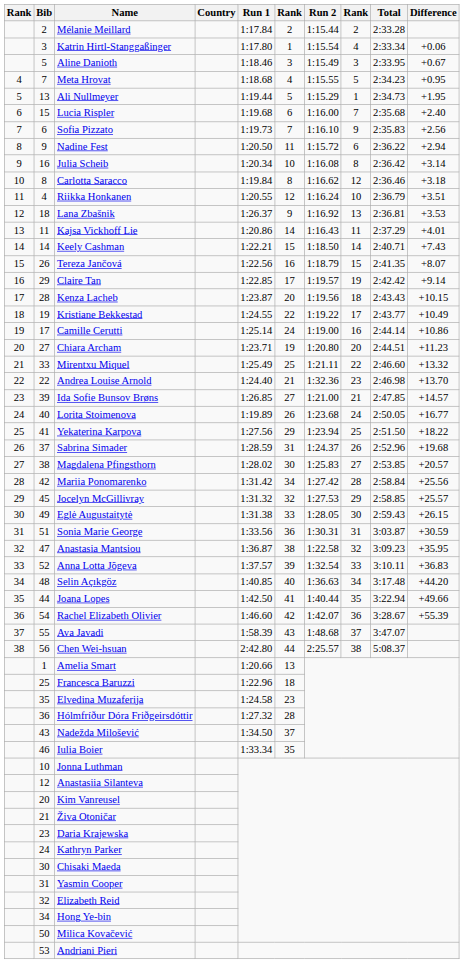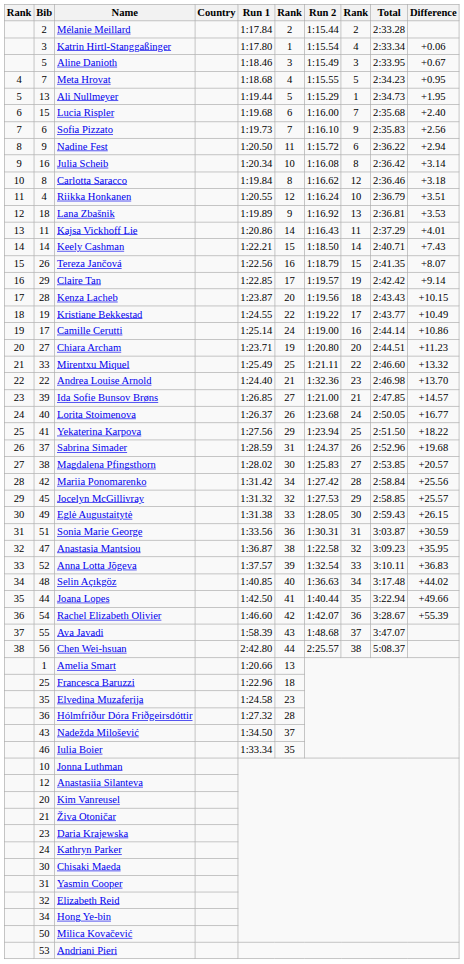(256, 213) 1:26.37 -> (256, 213) 1:19.89
(256, 414) 1:19.89 -> (256, 414) 1:26.37
(433, 582) +44.20 -> (433, 582) +44.02
